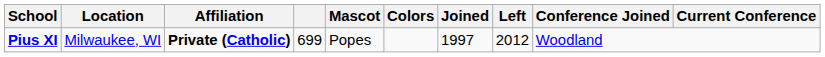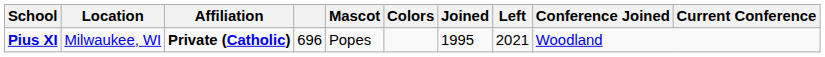(310, 39) 699 -> (310, 39) 696
(458, 39) 1997 -> (458, 39) 1995
(512, 39) 2012 -> (512, 39) 2021
